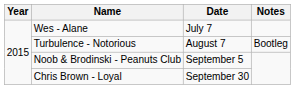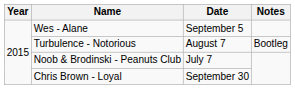(199, 28) July 7 -> (215, 28) September 5
(215, 60) September 5 -> (199, 60) July 7
